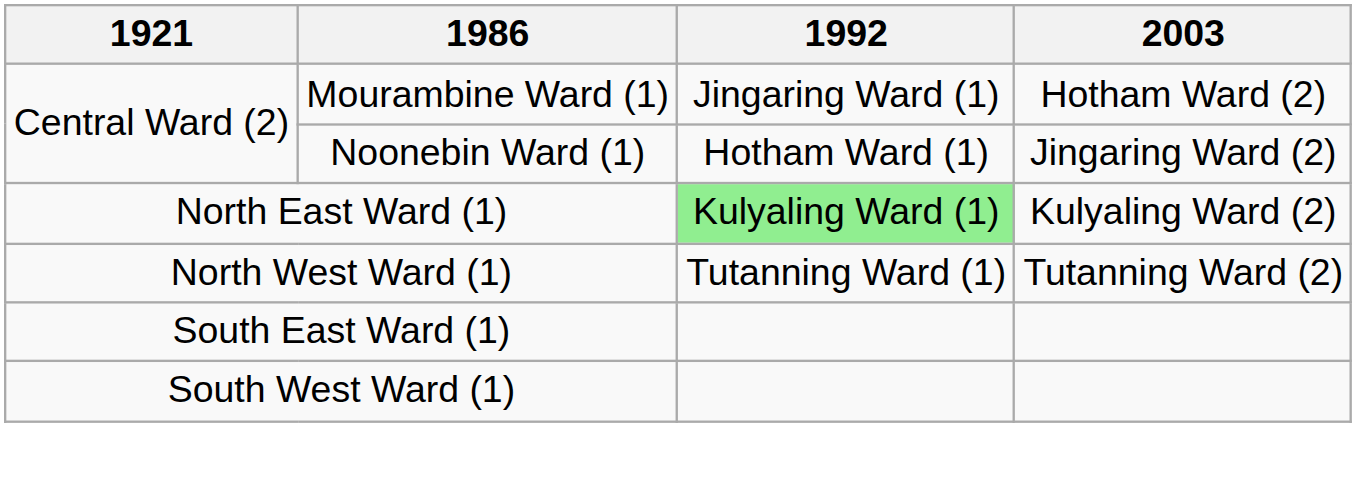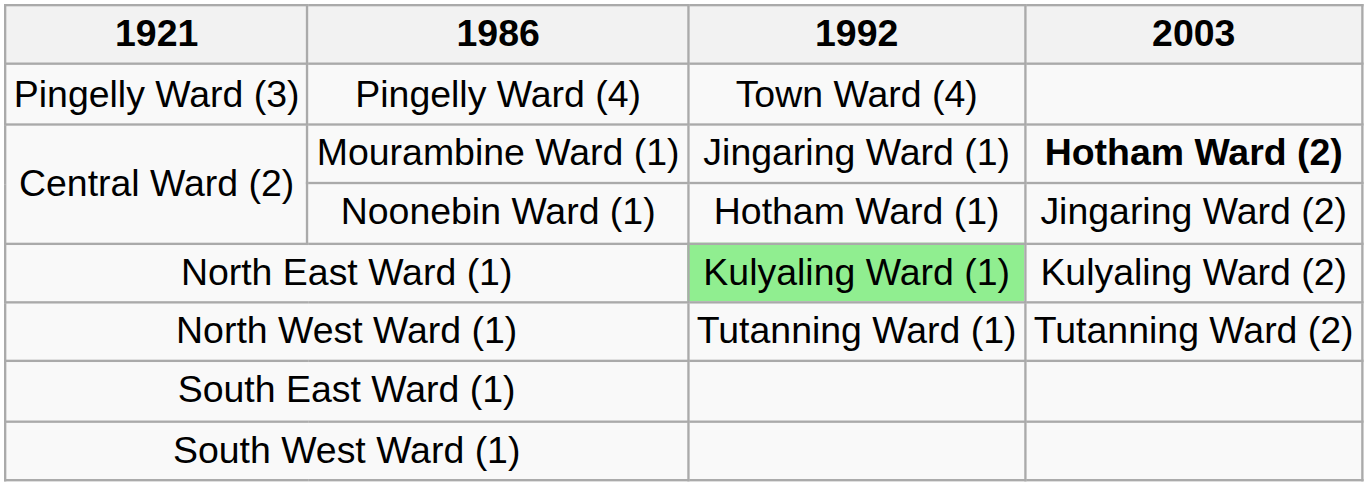+ row: (498, 93)
(1183, 93) normal -> (1194, 152) bold
